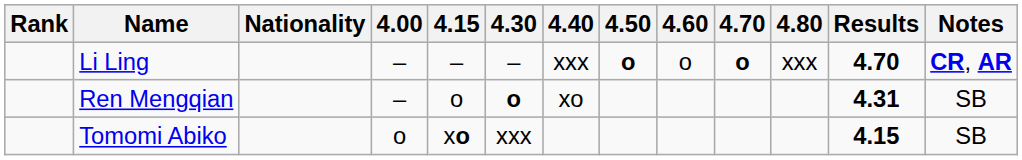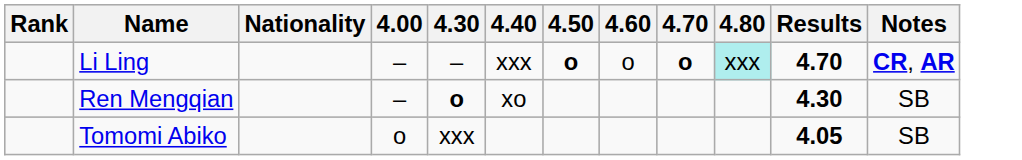- column: (457, 24)
(800, 61) no background -> (742, 61) paleturquoise background
(876, 99) 4.31 -> (819, 99) 4.30
(876, 136) 4.15 -> (819, 136) 4.05
